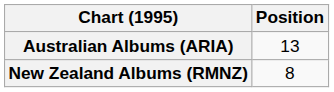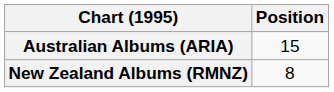(290, 45) 13 -> (290, 45) 15
